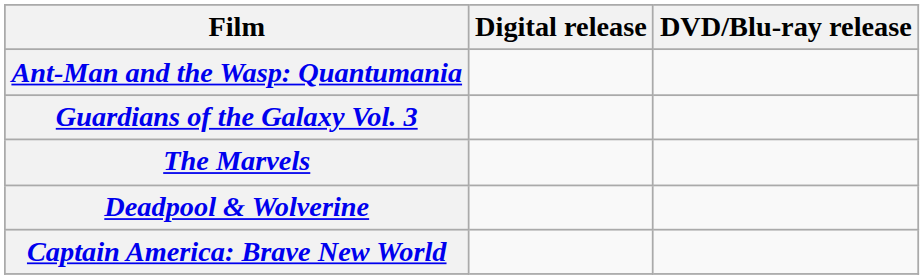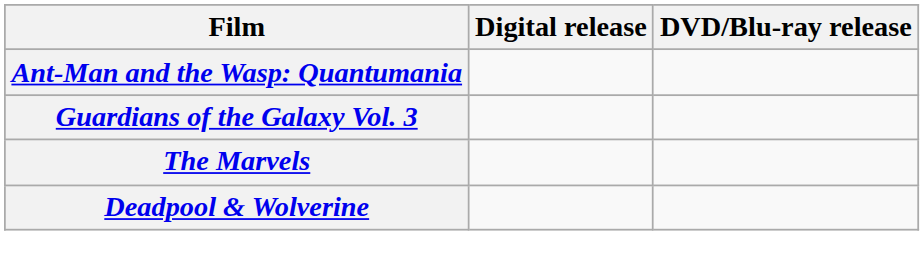- row: (237, 251)
